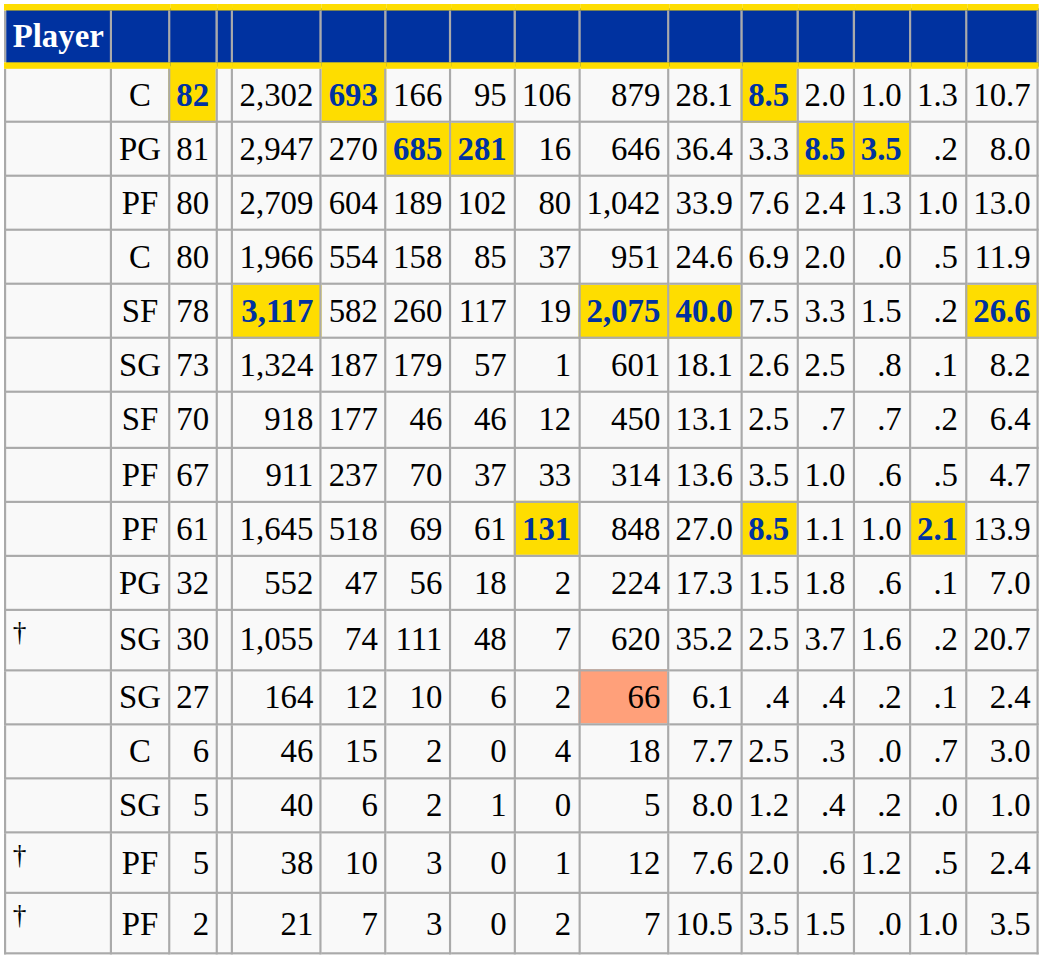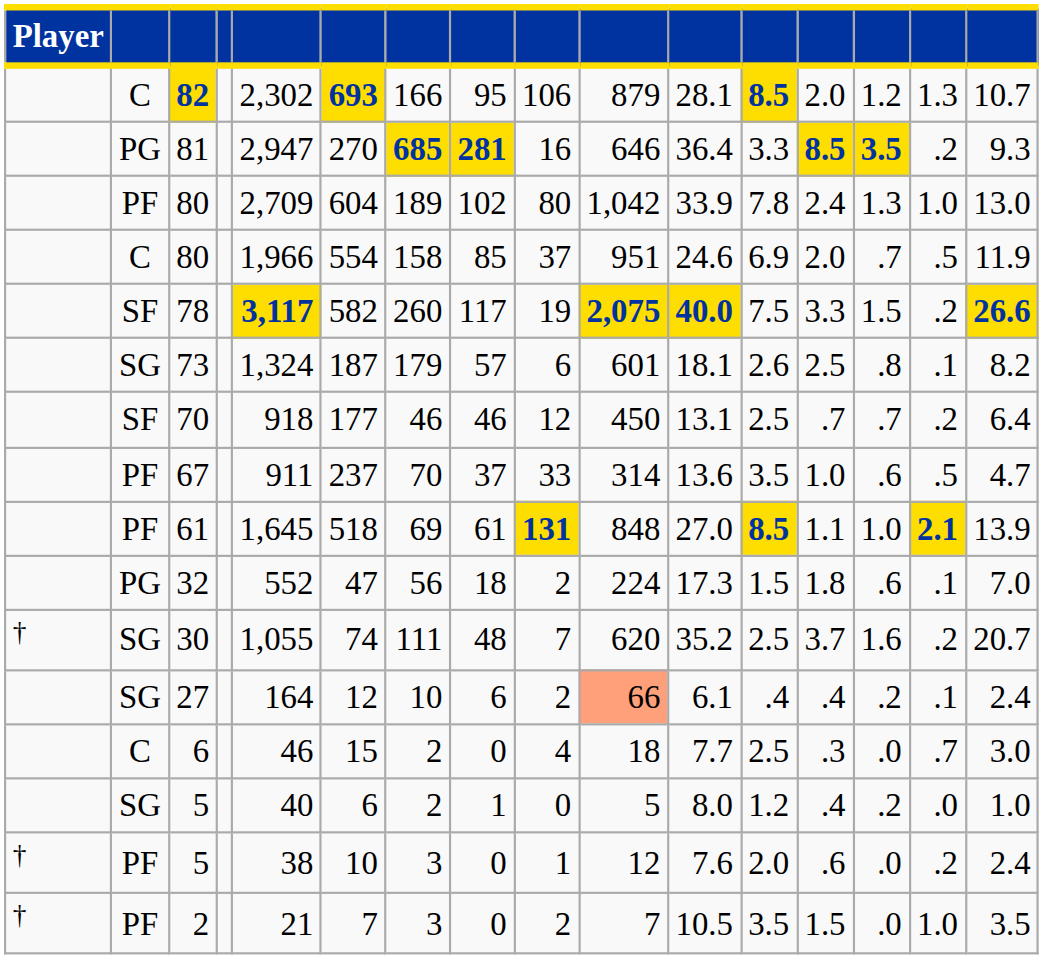(881, 94) 1.0 -> (881, 94) 1.2
(1010, 148) 8.0 -> (1010, 148) 9.3
(769, 202) 7.6 -> (769, 202) 7.8
(889, 256) .0 -> (889, 256) .7
(563, 365) 1 -> (563, 365) 6
(881, 862) 1.2 -> (889, 862) .0
(946, 862) .5 -> (946, 862) .2
